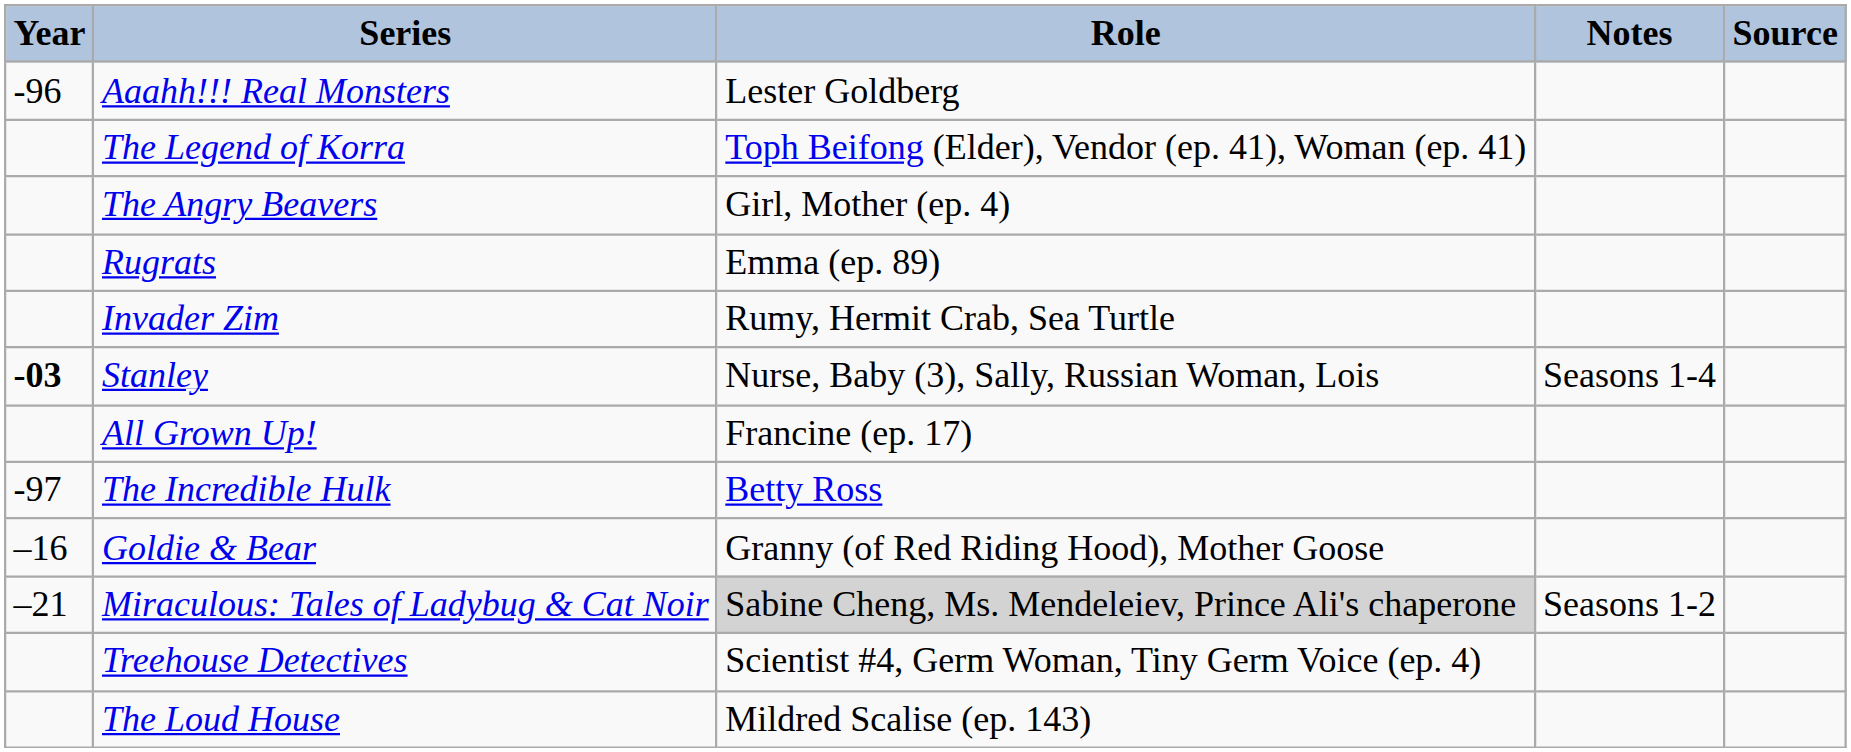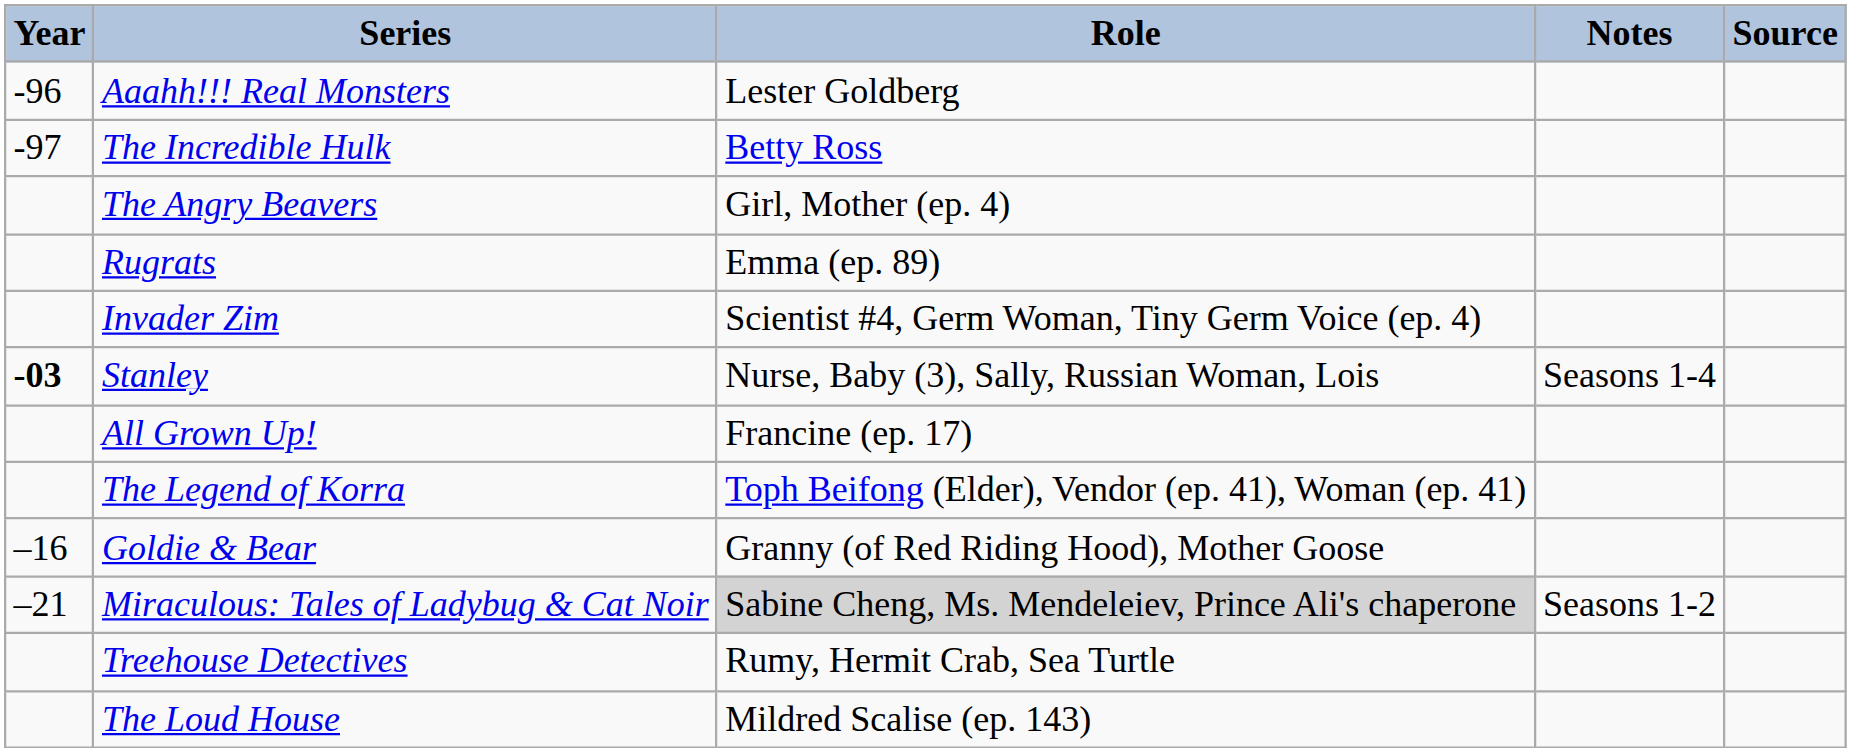rows swapped: (246, 489) <-> (253, 147)
(950, 318) Rumy, Hermit Crab, Sea Turtle -> (1103, 318) Scientist #4, Germ Woman, Tiny Germ Voice (ep. 4)
(1103, 661) Scientist #4, Germ Woman, Tiny Germ Voice (ep. 4) -> (950, 661) Rumy, Hermit Crab, Sea Turtle
